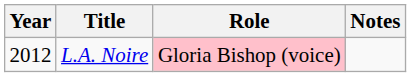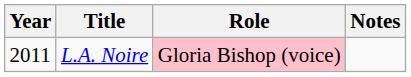(30, 54) 2012 -> (30, 54) 2011
